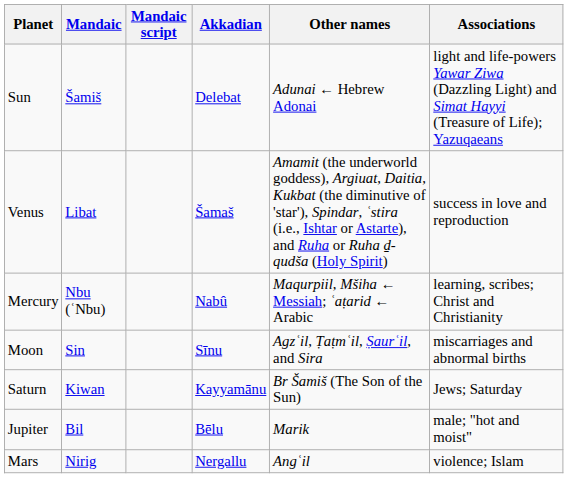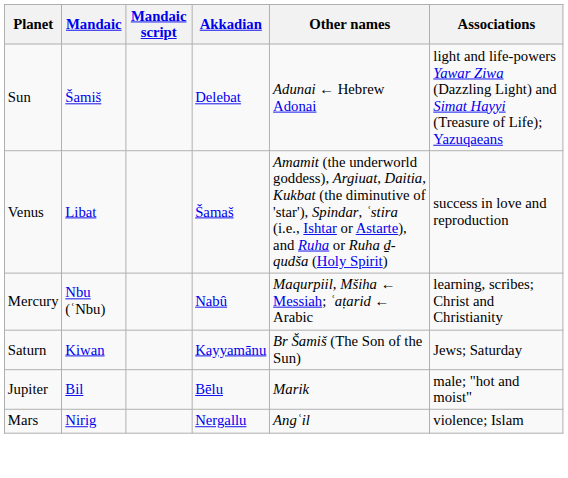- row: (25, 349)
